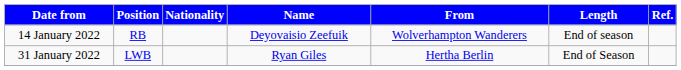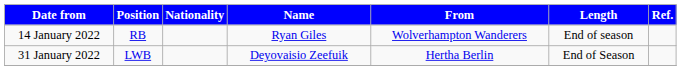(299, 35) Deyovaisio Zeefuik -> (299, 35) Ryan Giles
(299, 55) Ryan Giles -> (299, 55) Deyovaisio Zeefuik
